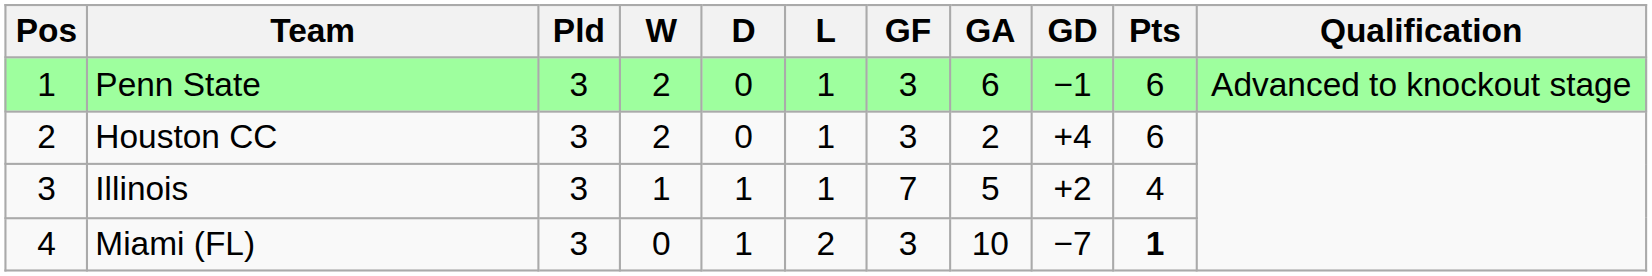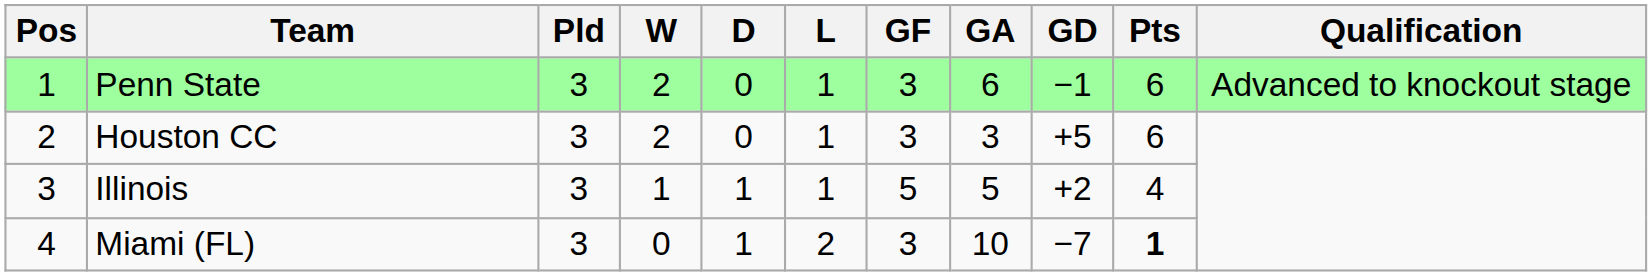(990, 137) 2 -> (990, 137) 3
(1073, 137) +4 -> (1073, 137) +5
(908, 190) 7 -> (908, 190) 5
